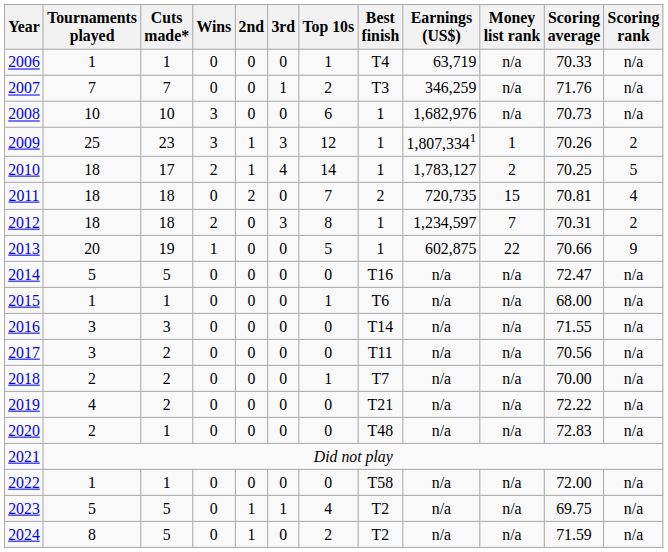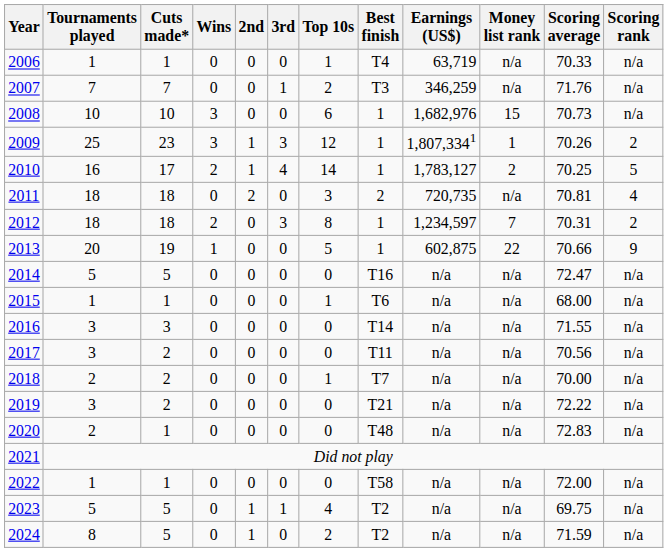(512, 114) n/a -> (512, 114) 15
(92, 169) 18 -> (92, 169) 16
(328, 196) 7 -> (328, 196) 3
(512, 196) 15 -> (512, 196) n/a
(92, 404) 4 -> (92, 404) 3
